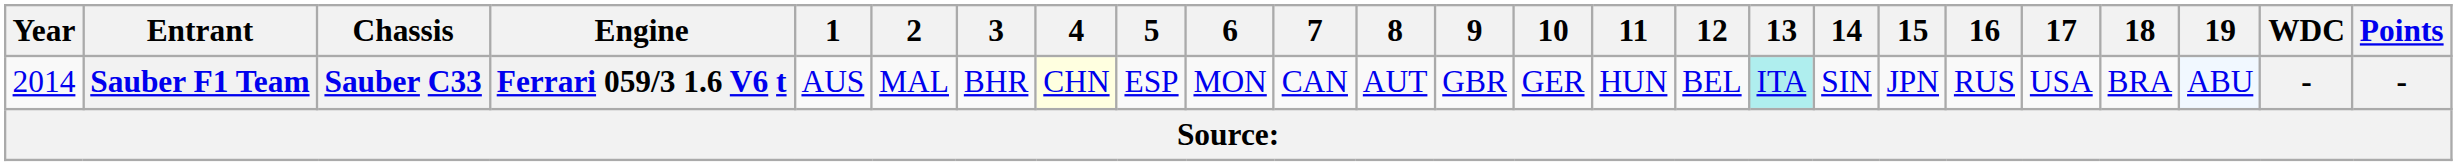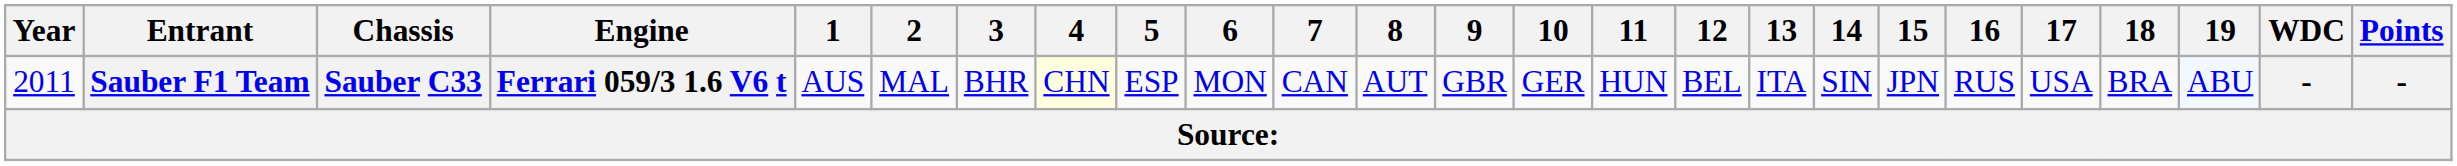(44, 81) 2014 -> (44, 81) 2011
(1781, 81) paleturquoise background -> (1781, 81) no background
